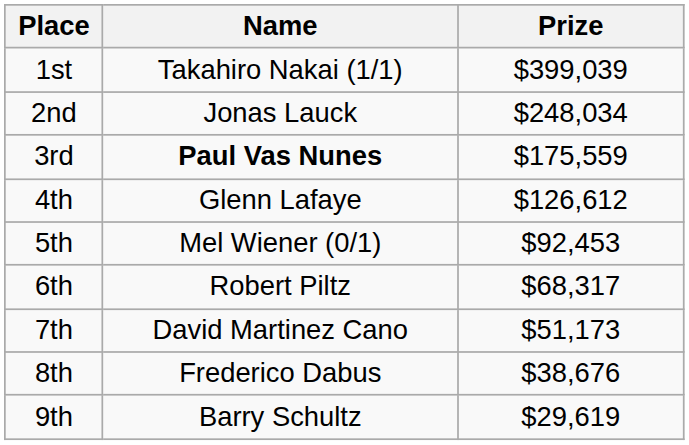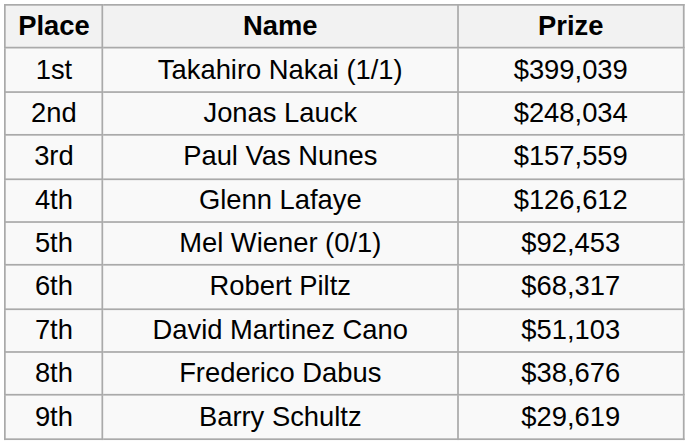(280, 156) bold -> (280, 156) normal
(571, 156) $175,559 -> (571, 156) $157,559
(571, 329) $51,173 -> (571, 329) $51,103
